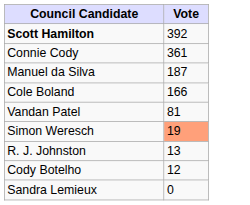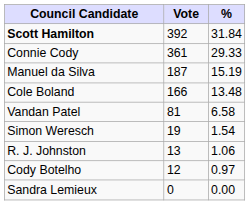+ column: (226, 14)
(174, 131) lightsalmon background -> (174, 131) no background
